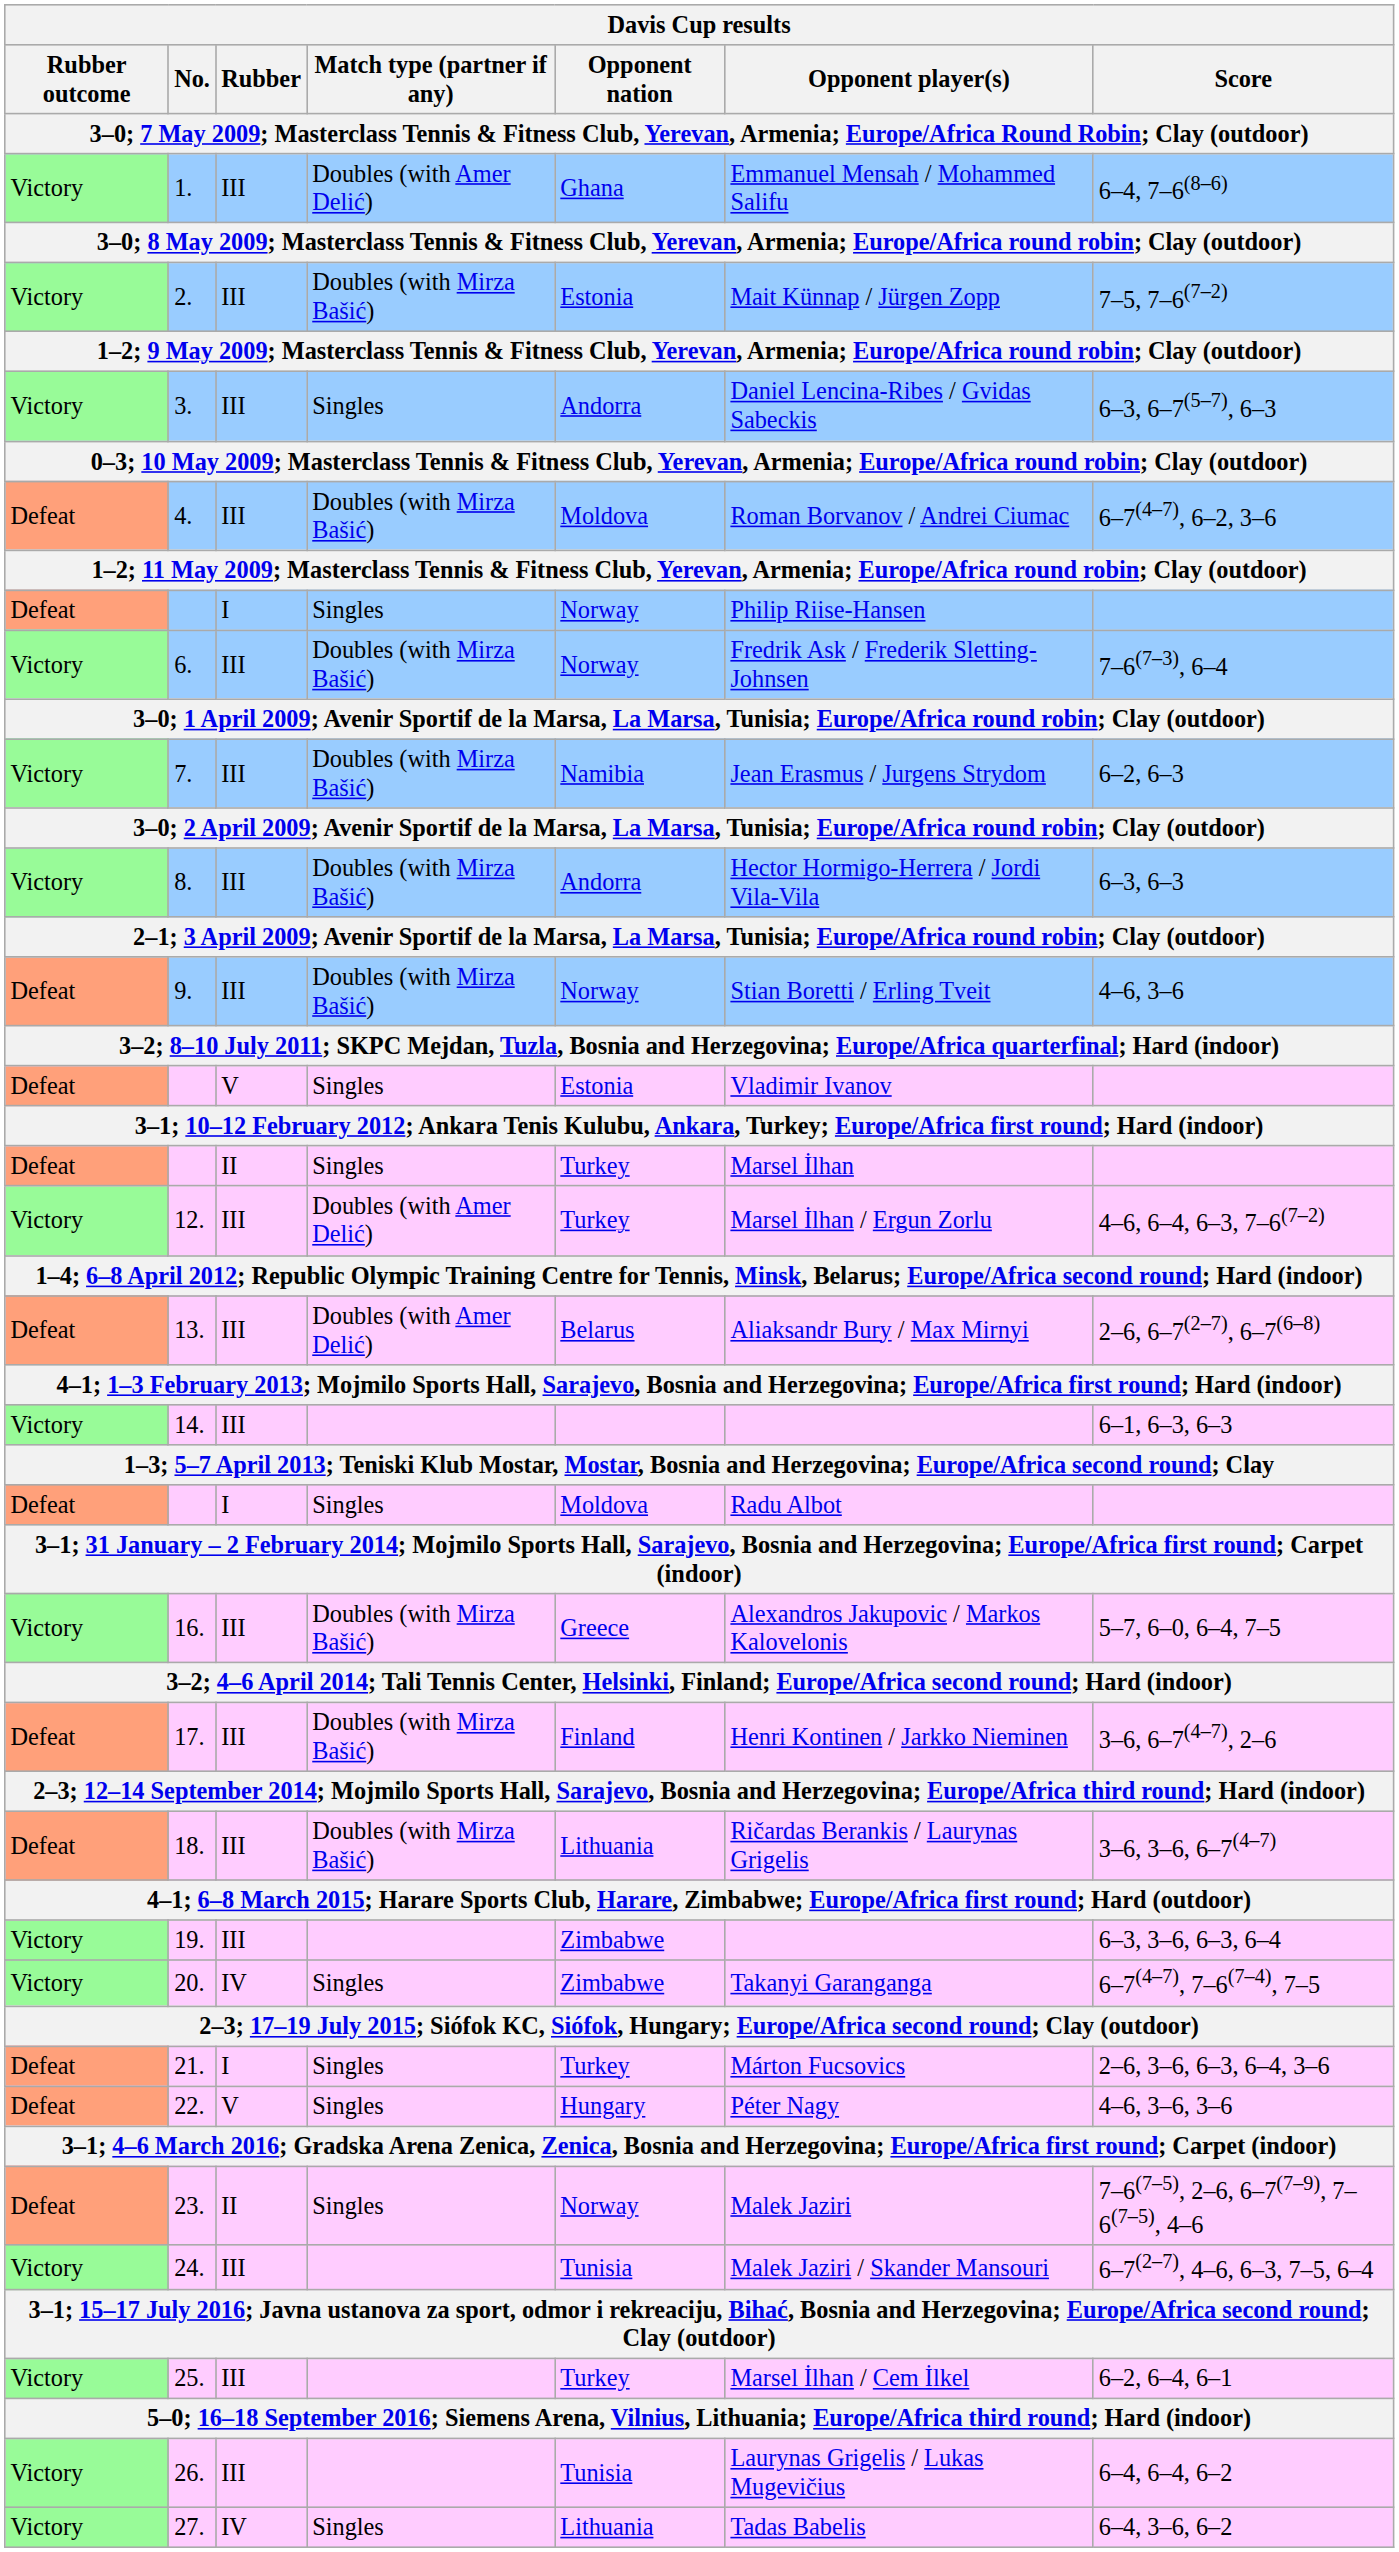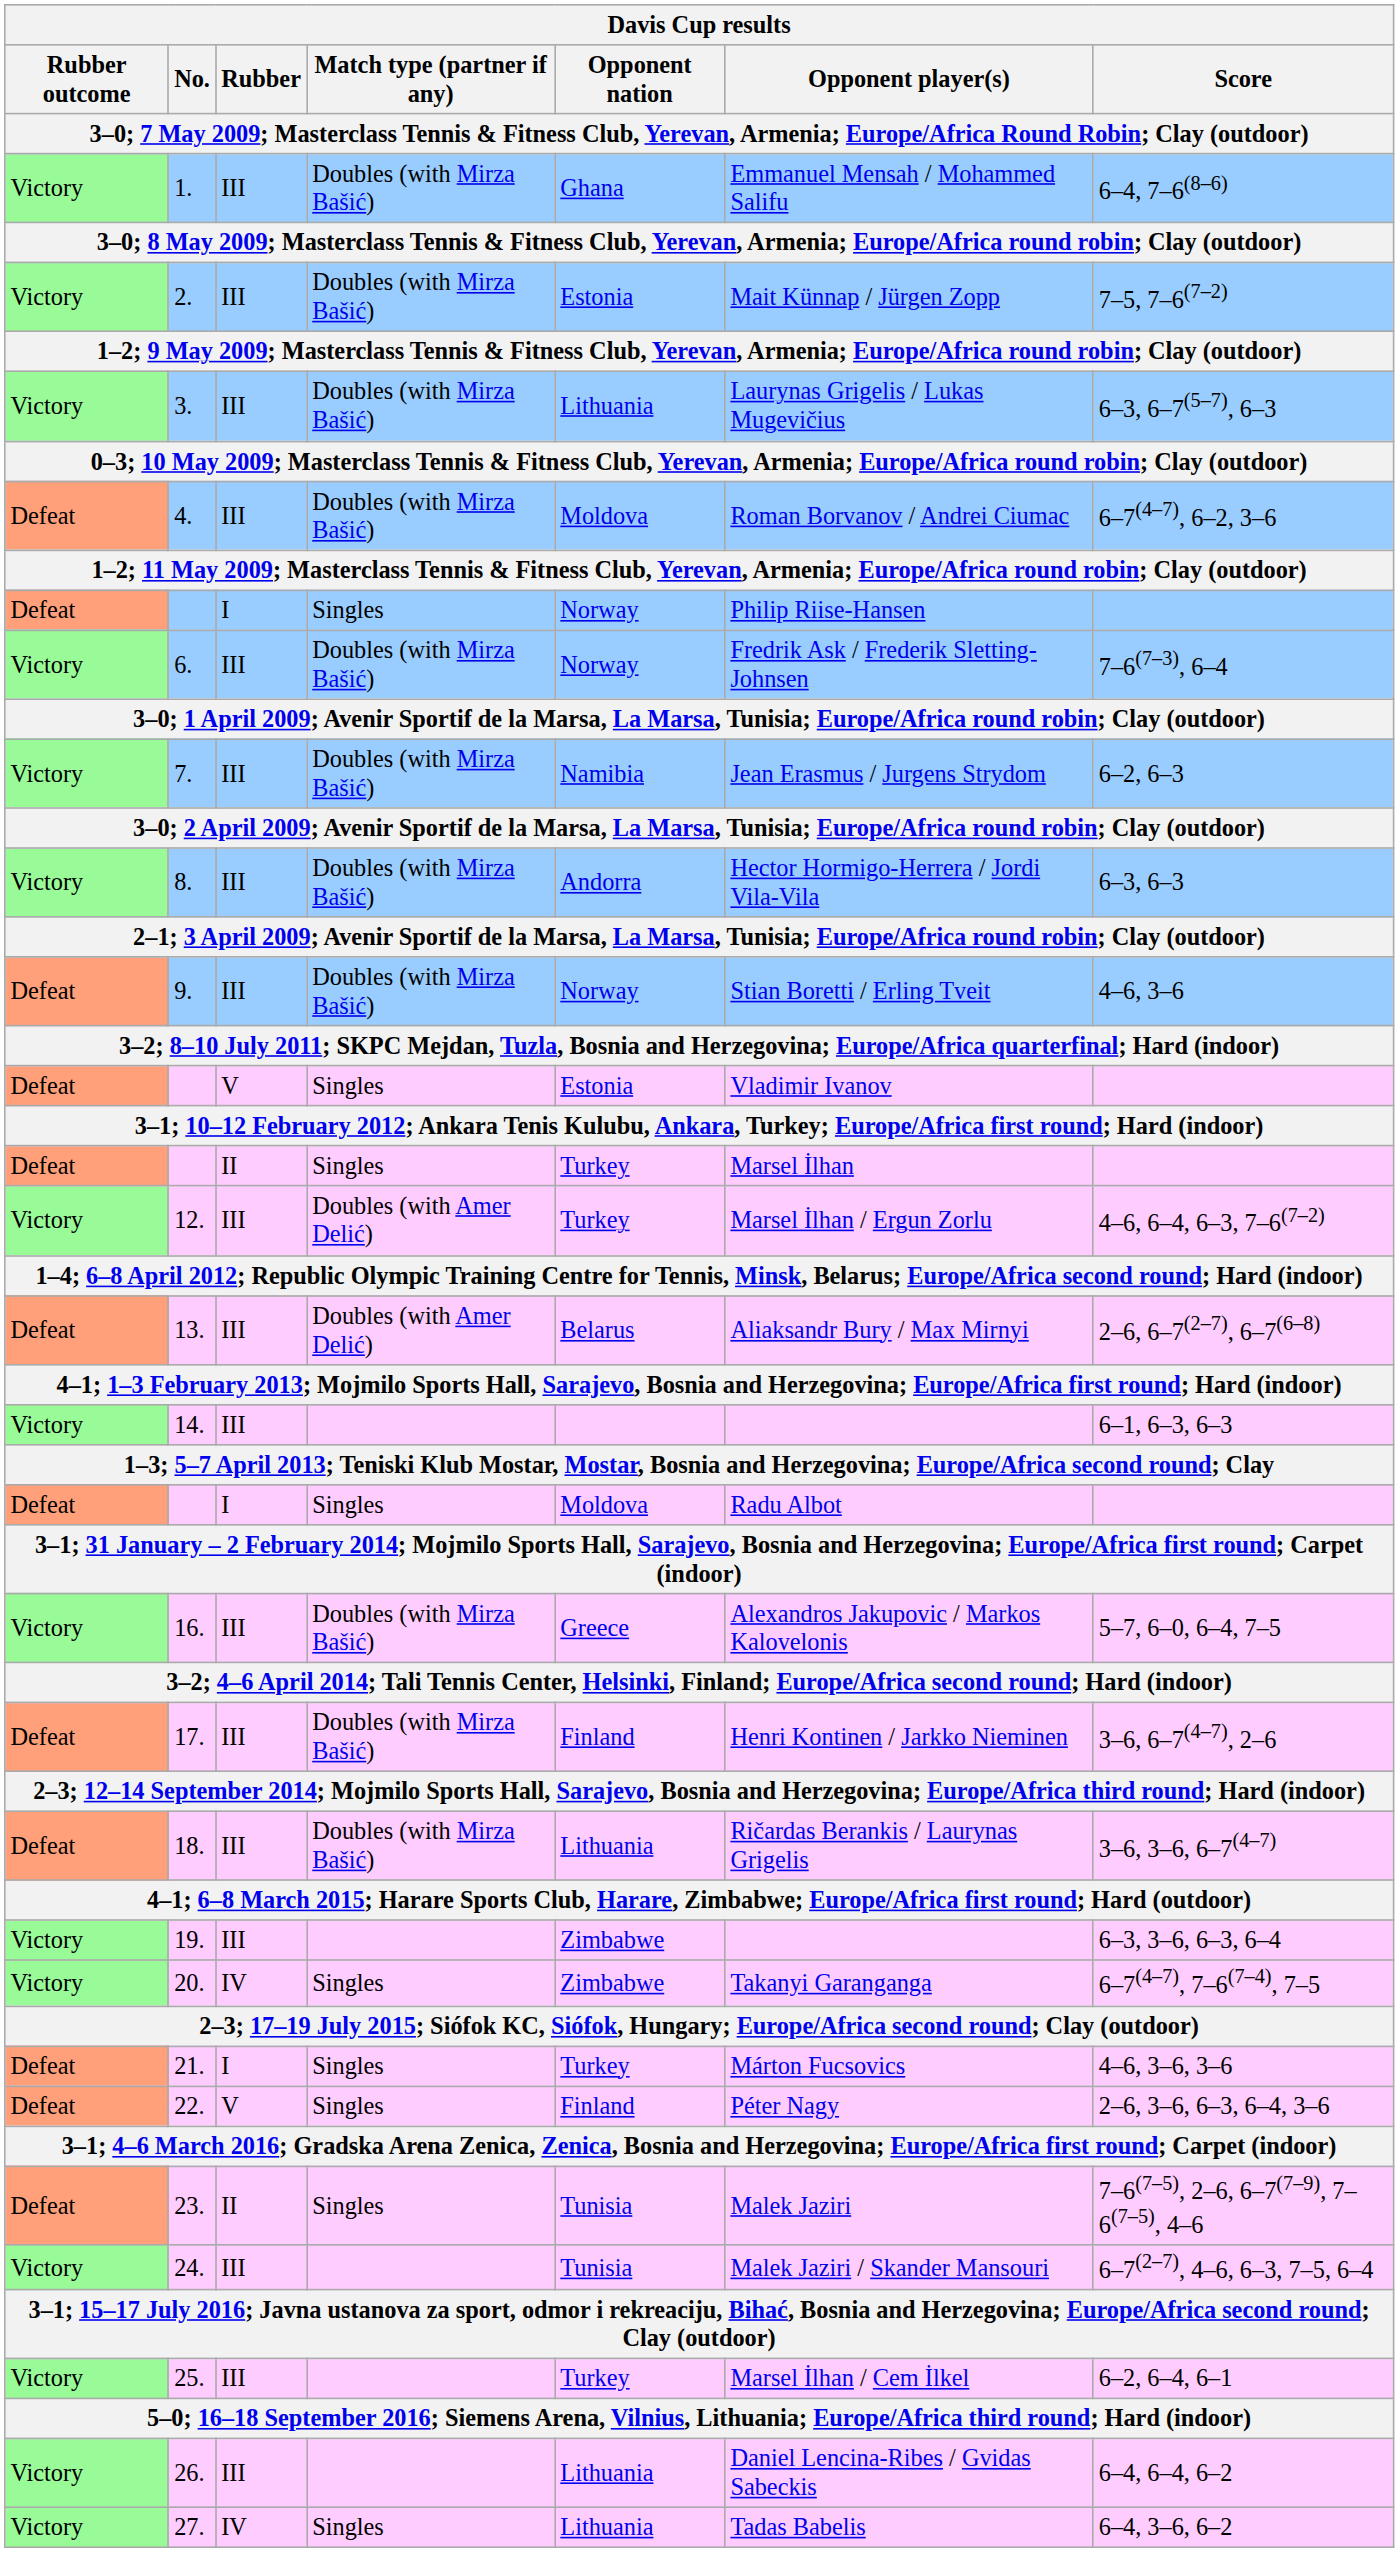(411, 188) Doubles (with Amer Delić) -> (413, 188) Doubles (with Mirza Bašić)
(348, 406) Singles -> (413, 406) Doubles (with Mirza Bašić)
(601, 406) Andorra -> (607, 406) Lithuania
(881, 406) Daniel Lencina-Ribes / Gvidas Sabeckis -> (857, 406) Laurynas Grigelis / Lukas Mugevičius
(1214, 2065) 2–6, 3–6, 6–3, 6–4, 3–6 -> (1166, 2065) 4–6, 3–6, 3–6
(603, 2105) Hungary -> (597, 2105) Finland
(1166, 2105) 4–6, 3–6, 3–6 -> (1214, 2105) 2–6, 3–6, 6–3, 6–4, 3–6
(599, 2205) Norway -> (596, 2205) Tunisia
(596, 2473) Tunisia -> (607, 2473) Lithuania
(857, 2473) Laurynas Grigelis / Lukas Mugevičius -> (881, 2473) Daniel Lencina-Ribes / Gvidas Sabeckis
